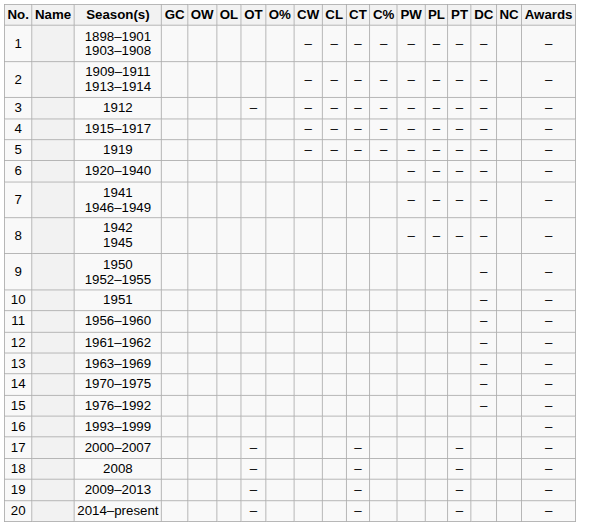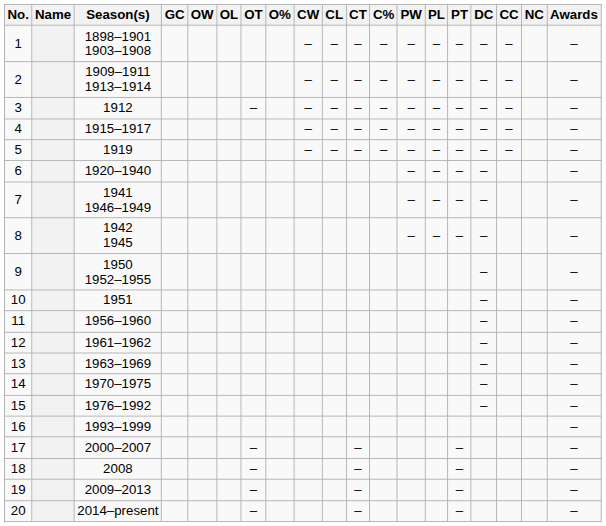+ column: (509, 15)
